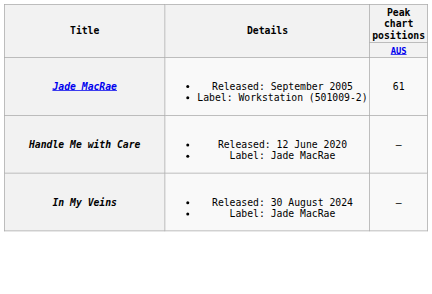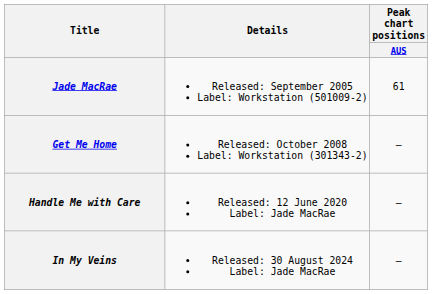+ row: (85, 144)
